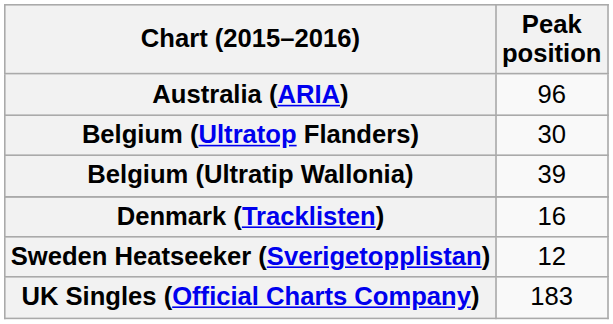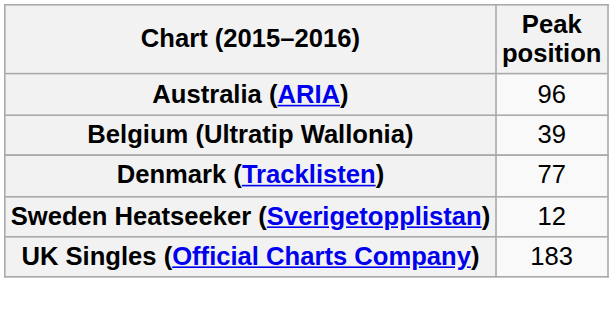- row: (250, 134)
(552, 216) 16 -> (552, 175) 77
